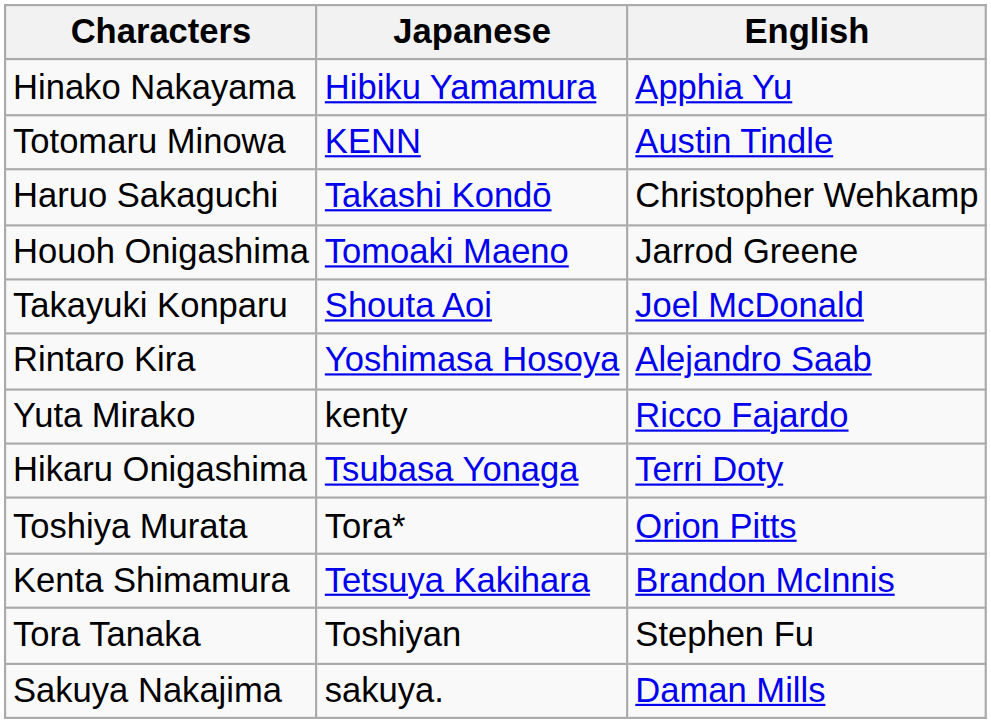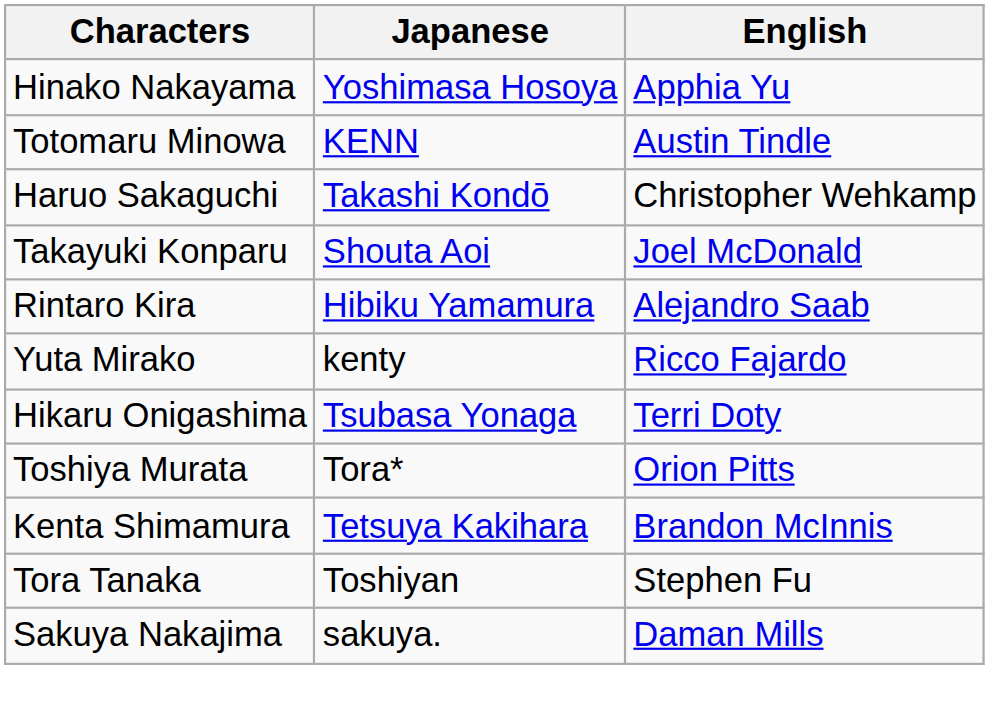(461, 86) Hibiku Yamamura -> (470, 86) Yoshimasa Hosoya
- row: (161, 251)
(472, 360) Yoshimasa Hosoya -> (459, 305) Hibiku Yamamura
